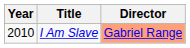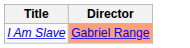- column: (21, 14)
